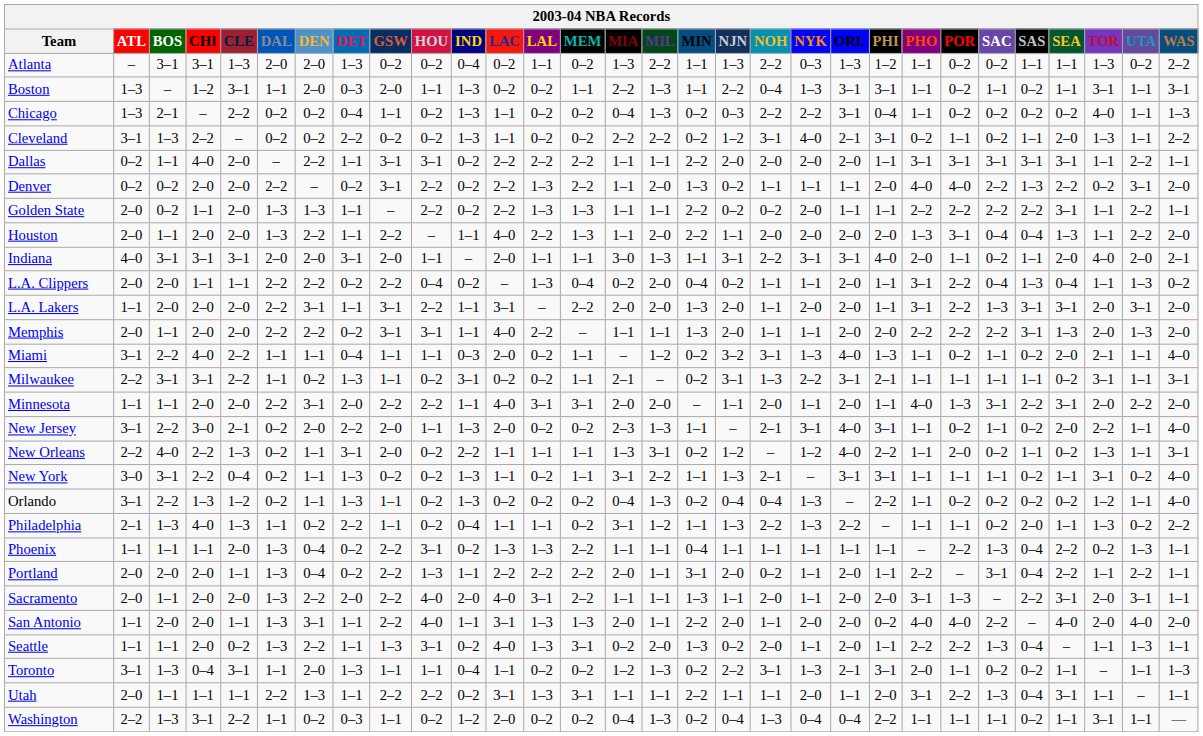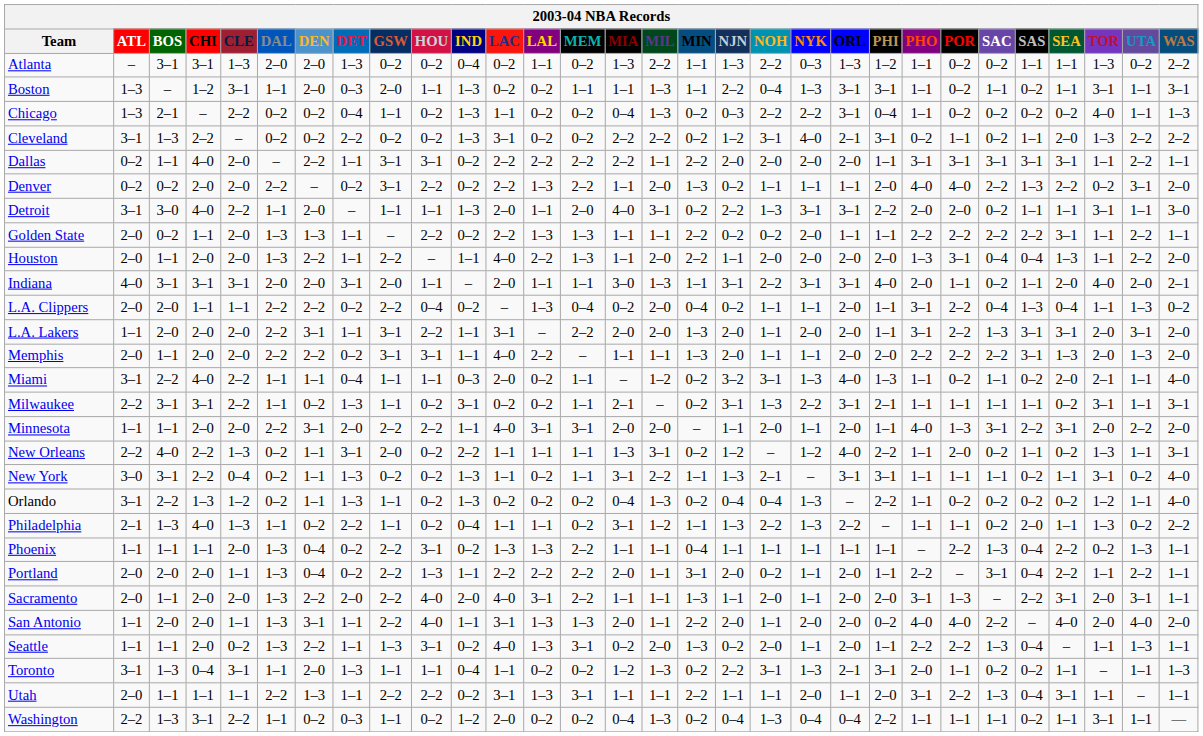(623, 89) 2–2 -> (623, 89) 1–1
(504, 138) 1–1 -> (504, 138) 3–1
(1141, 138) 1–1 -> (1141, 138) 2–2
(623, 162) 1–1 -> (623, 162) 2–2
+ row: (29, 210)
- row: (42, 428)
